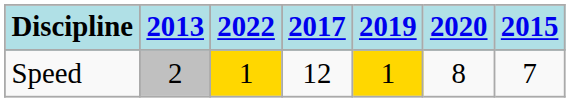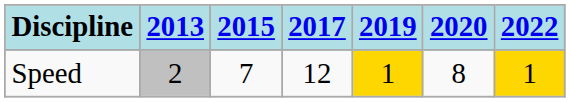columns swapped: (530, 27) <-> (246, 27)
